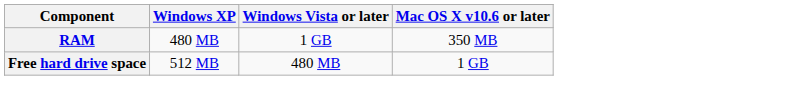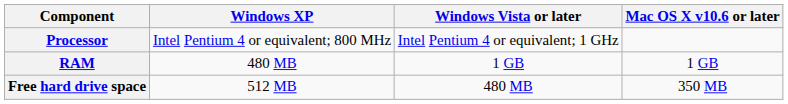+ row: (77, 39)
(473, 39) 350 MB -> (703, 63) 1 GB
(473, 63) 1 GB -> (703, 87) 350 MB
